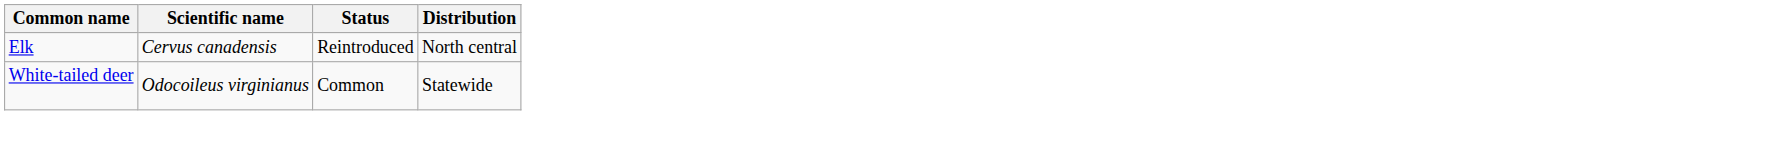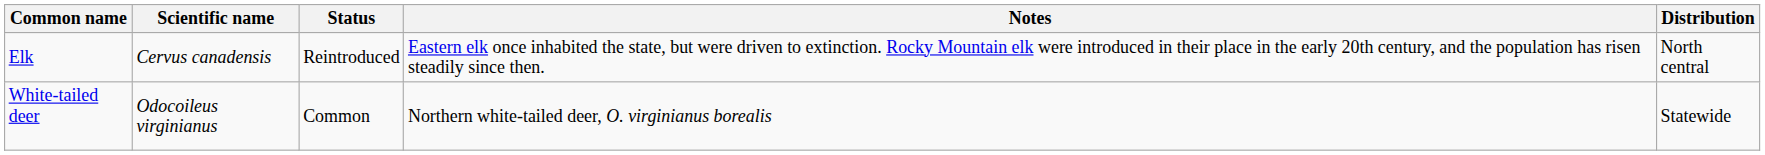+ column: (1030, 18)
